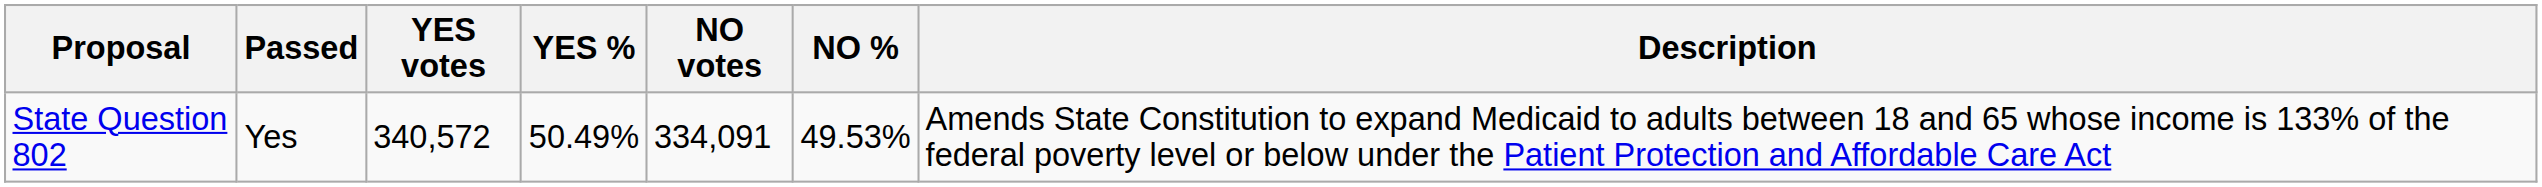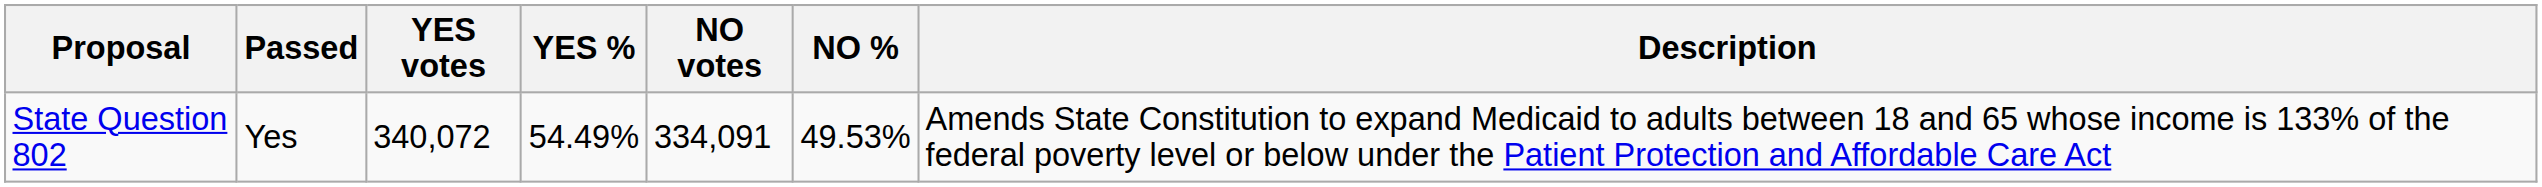(432, 136) 340,572 -> (432, 136) 340,072
(584, 136) 50.49% -> (584, 136) 54.49%
